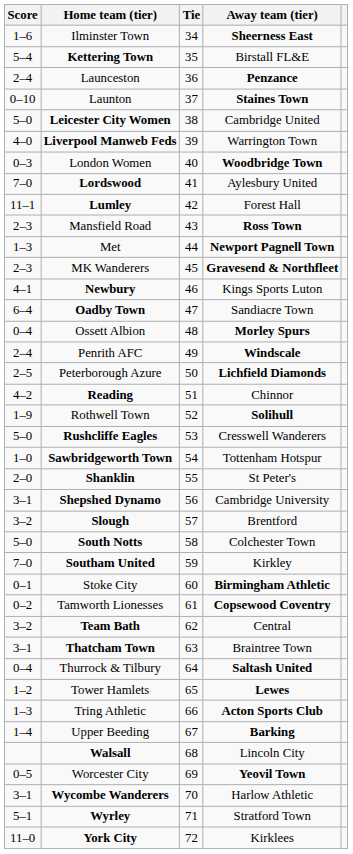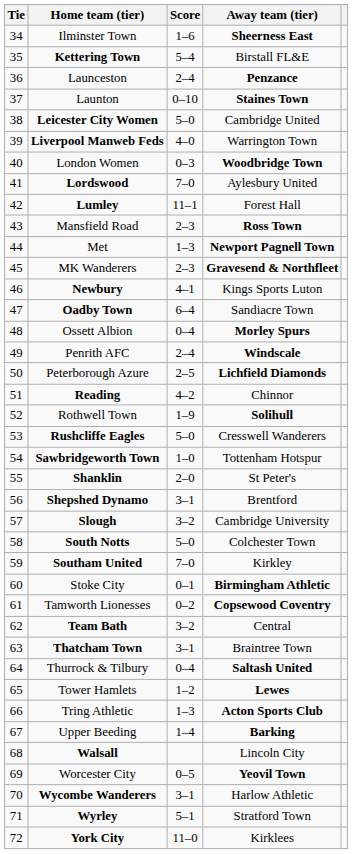columns swapped: (191, 14) <-> (23, 14)
(272, 499) Cambridge University -> (272, 499) Brentford
(272, 520) Brentford -> (272, 520) Cambridge University
